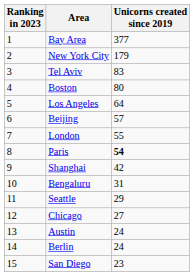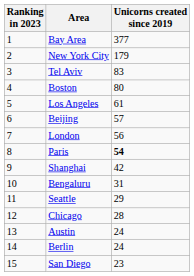(119, 103) 64 -> (119, 103) 61
(119, 135) 55 -> (119, 135) 56
(119, 215) 27 -> (119, 215) 28
